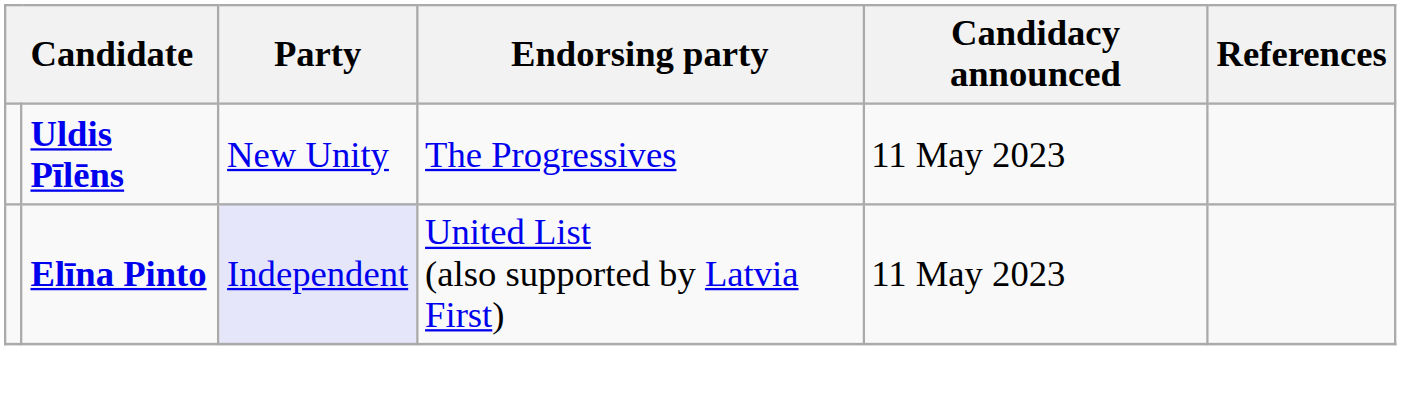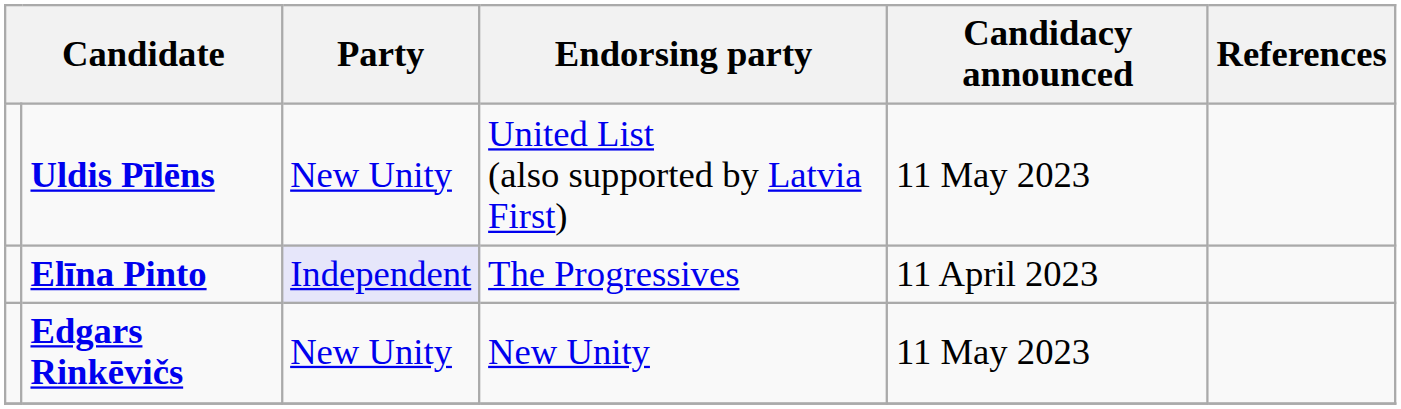(551, 153) The Progressives -> (675, 174) United List (also supported by Latvia First)
(612, 273) United List (also supported by Latvia First) -> (614, 273) The Progressives
(968, 273) 11 May 2023 -> (997, 273) 11 April 2023
+ row: (107, 352)
